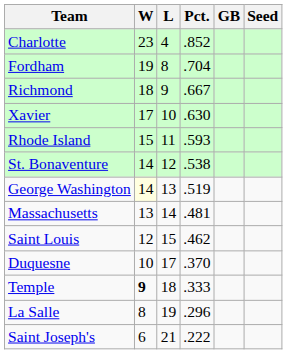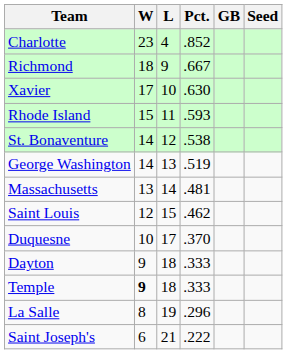- row: (36, 66)
(146, 189) lightyellow background -> (146, 164) no background
+ row: (31, 262)
